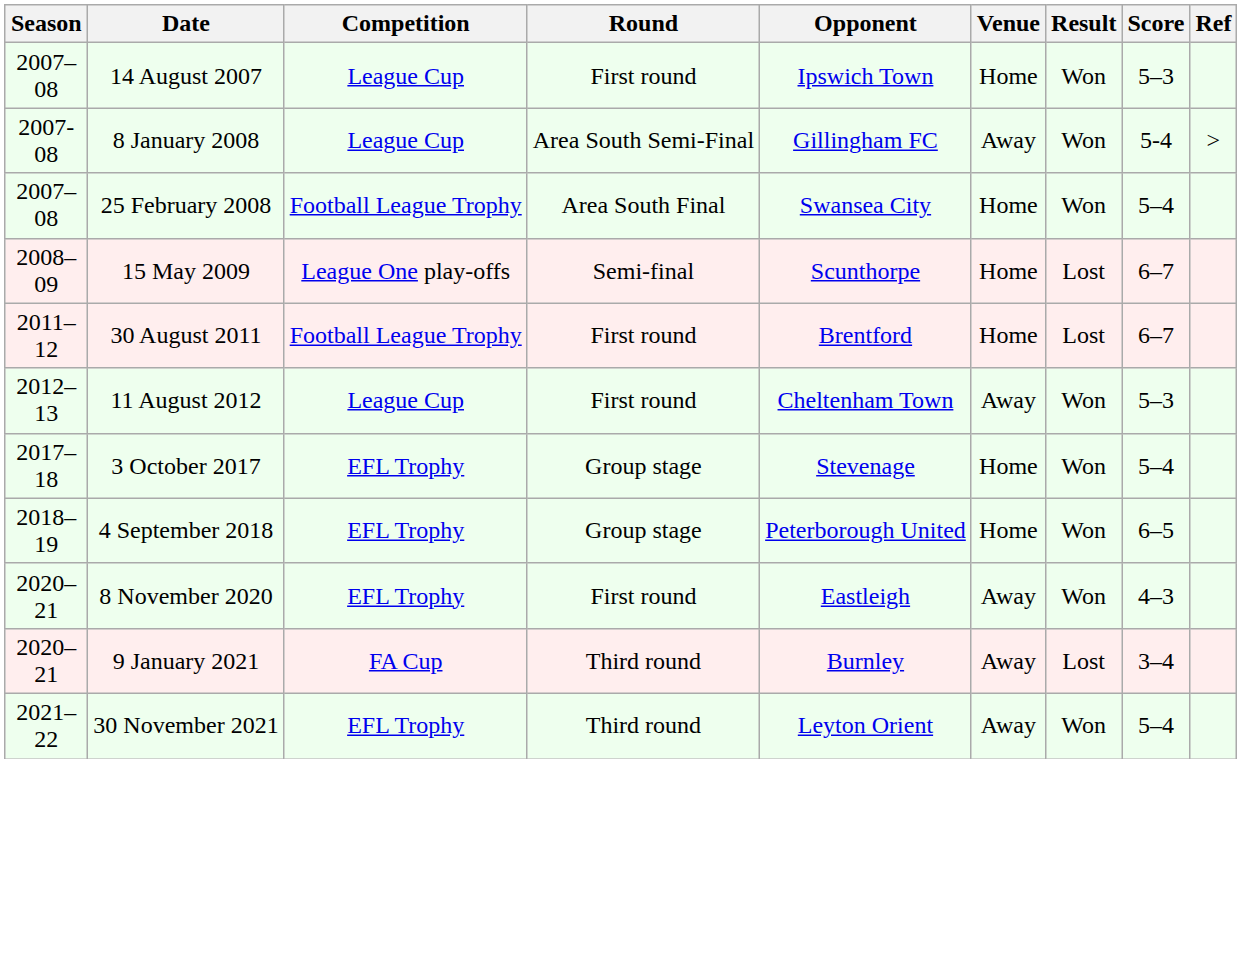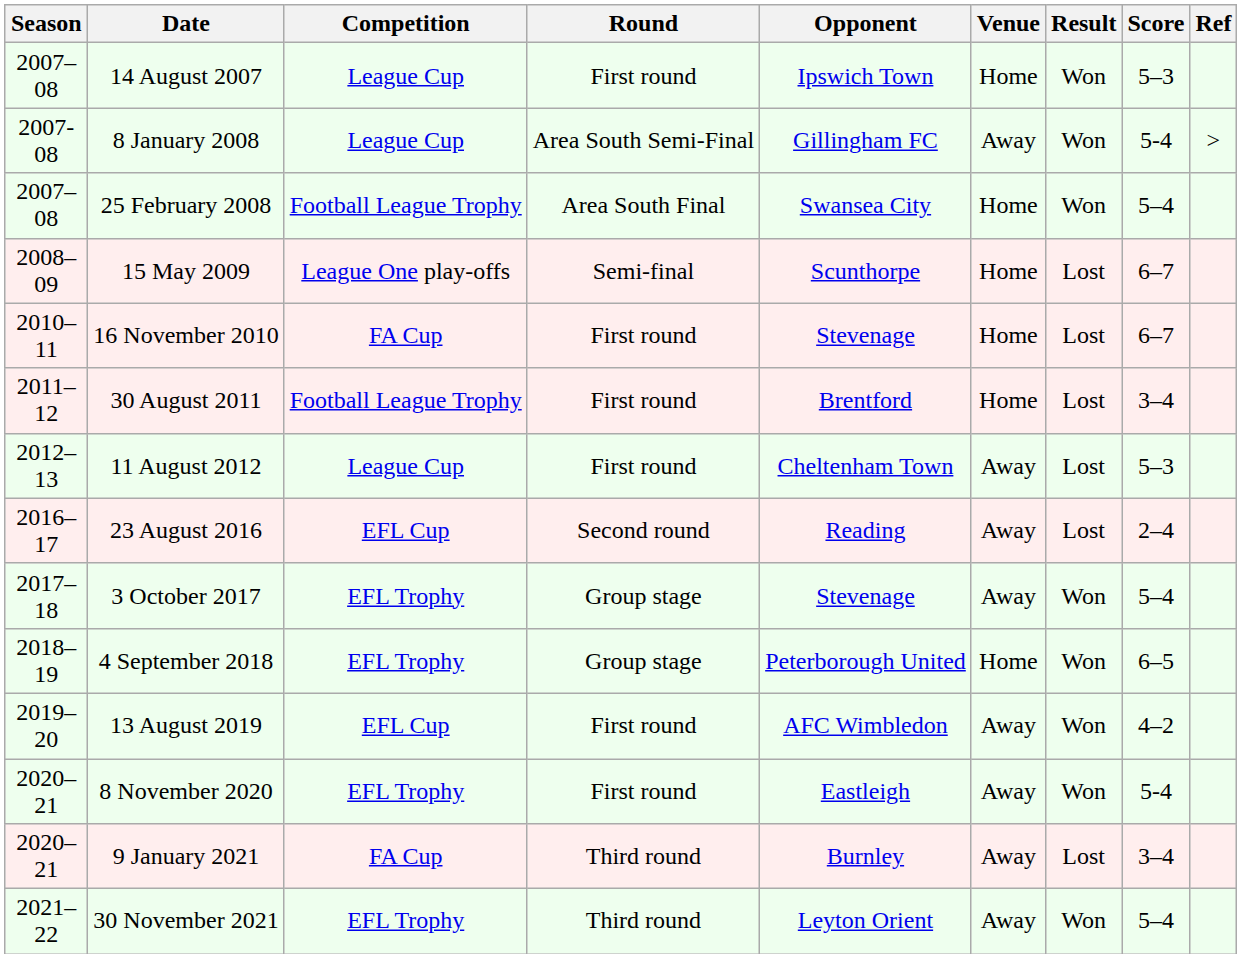+ row: (186, 335)
(1156, 335) 6–7 -> (1156, 400) 3–4
(1084, 400) Won -> (1084, 465) Lost
+ row: (186, 530)
(1008, 465) Home -> (1008, 595) Away
+ row: (186, 725)
(1156, 595) 4–3 -> (1156, 790) 5-4
